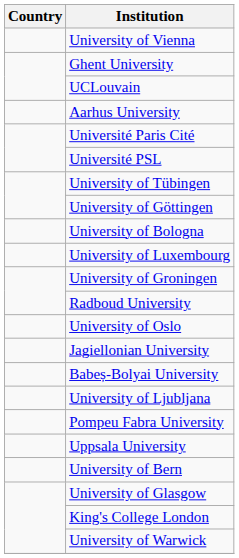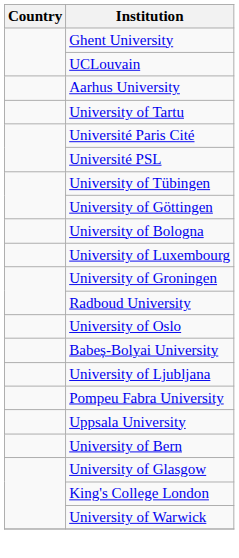- row: (132, 40)
+ row: (127, 111)
- row: (139, 350)
